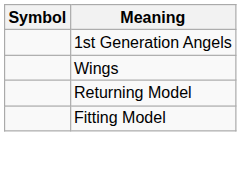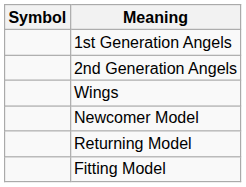+ row: (156, 67)
+ row: (136, 118)
